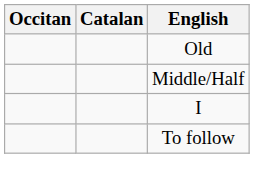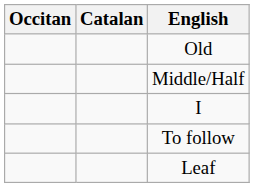+ row: (198, 167)
